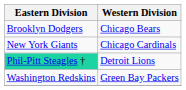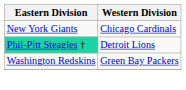- row: (45, 28)
